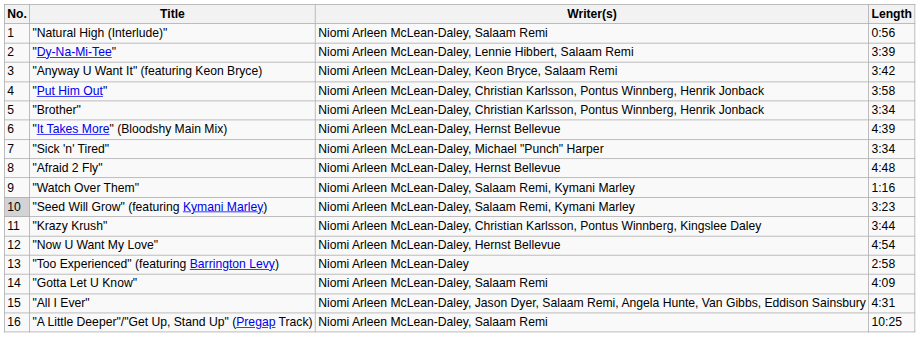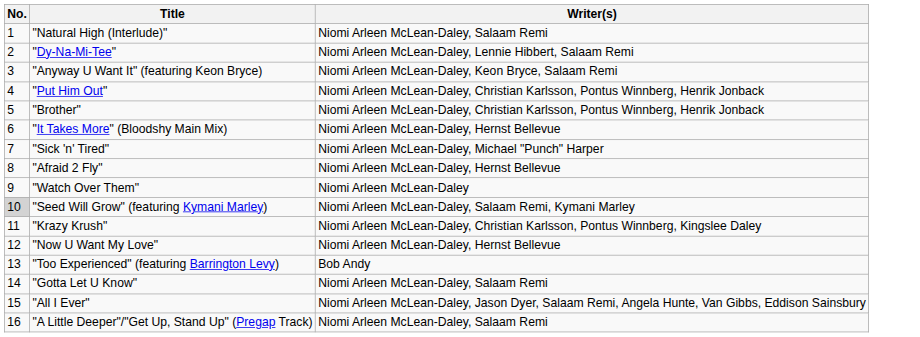- column: (892, 14)
(477, 187) Niomi Arleen McLean-Daley, Salaam Remi, Kymani Marley -> (394, 187) Niomi Arleen McLean-Daley
(394, 264) Niomi Arleen McLean-Daley -> (344, 264) Bob Andy
